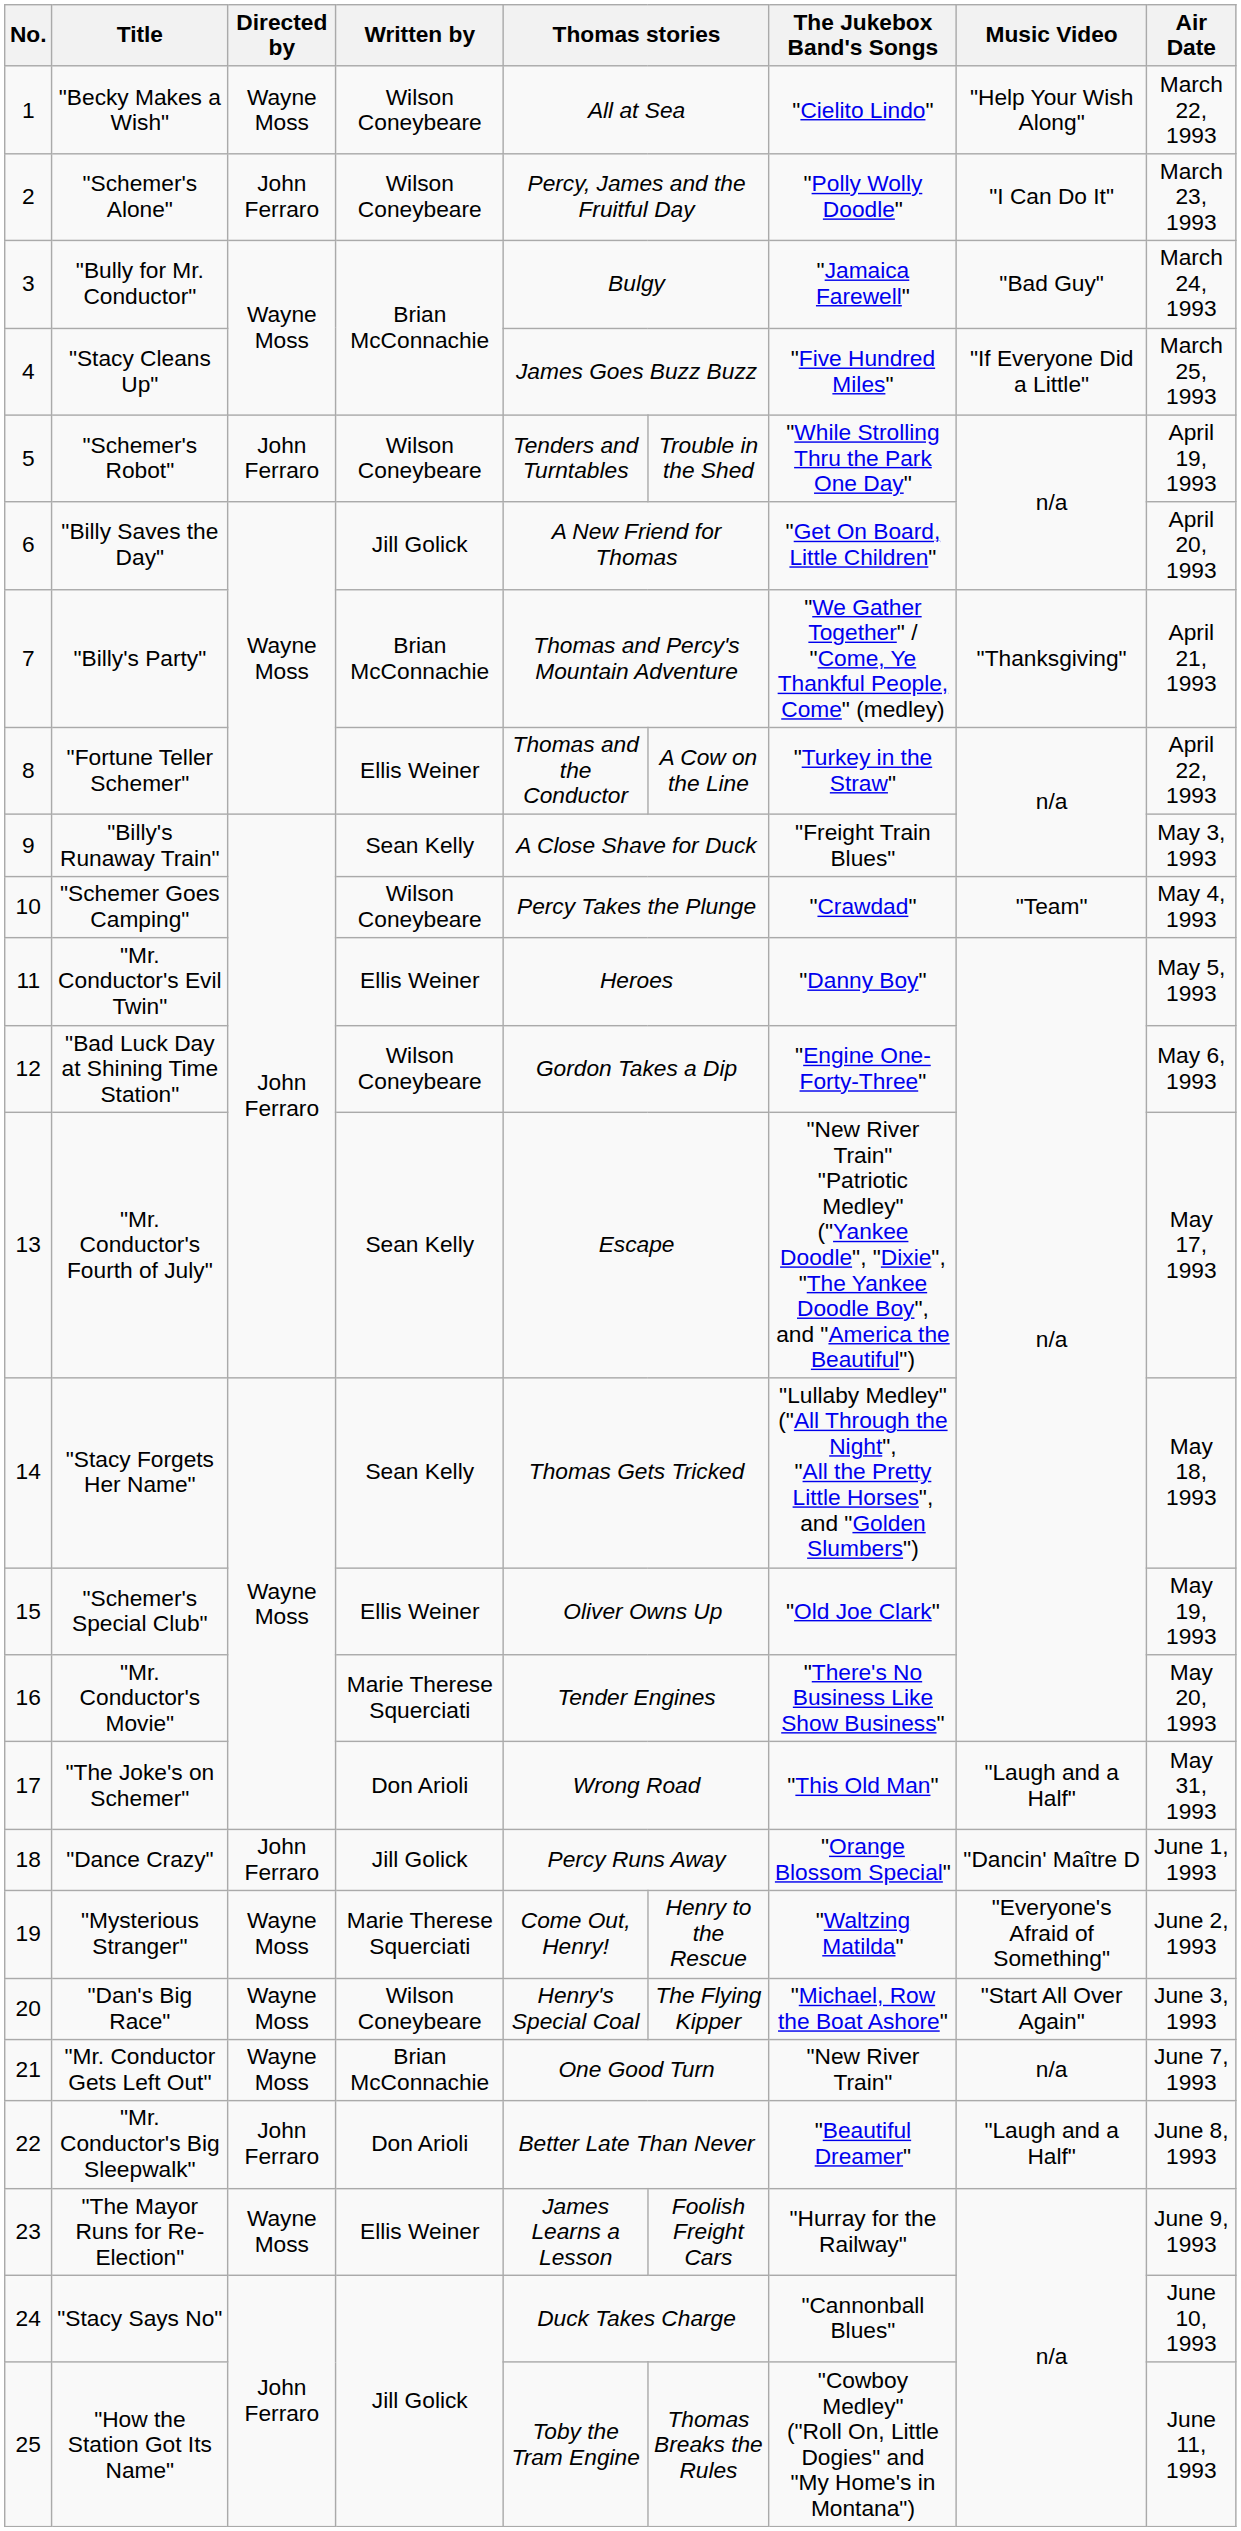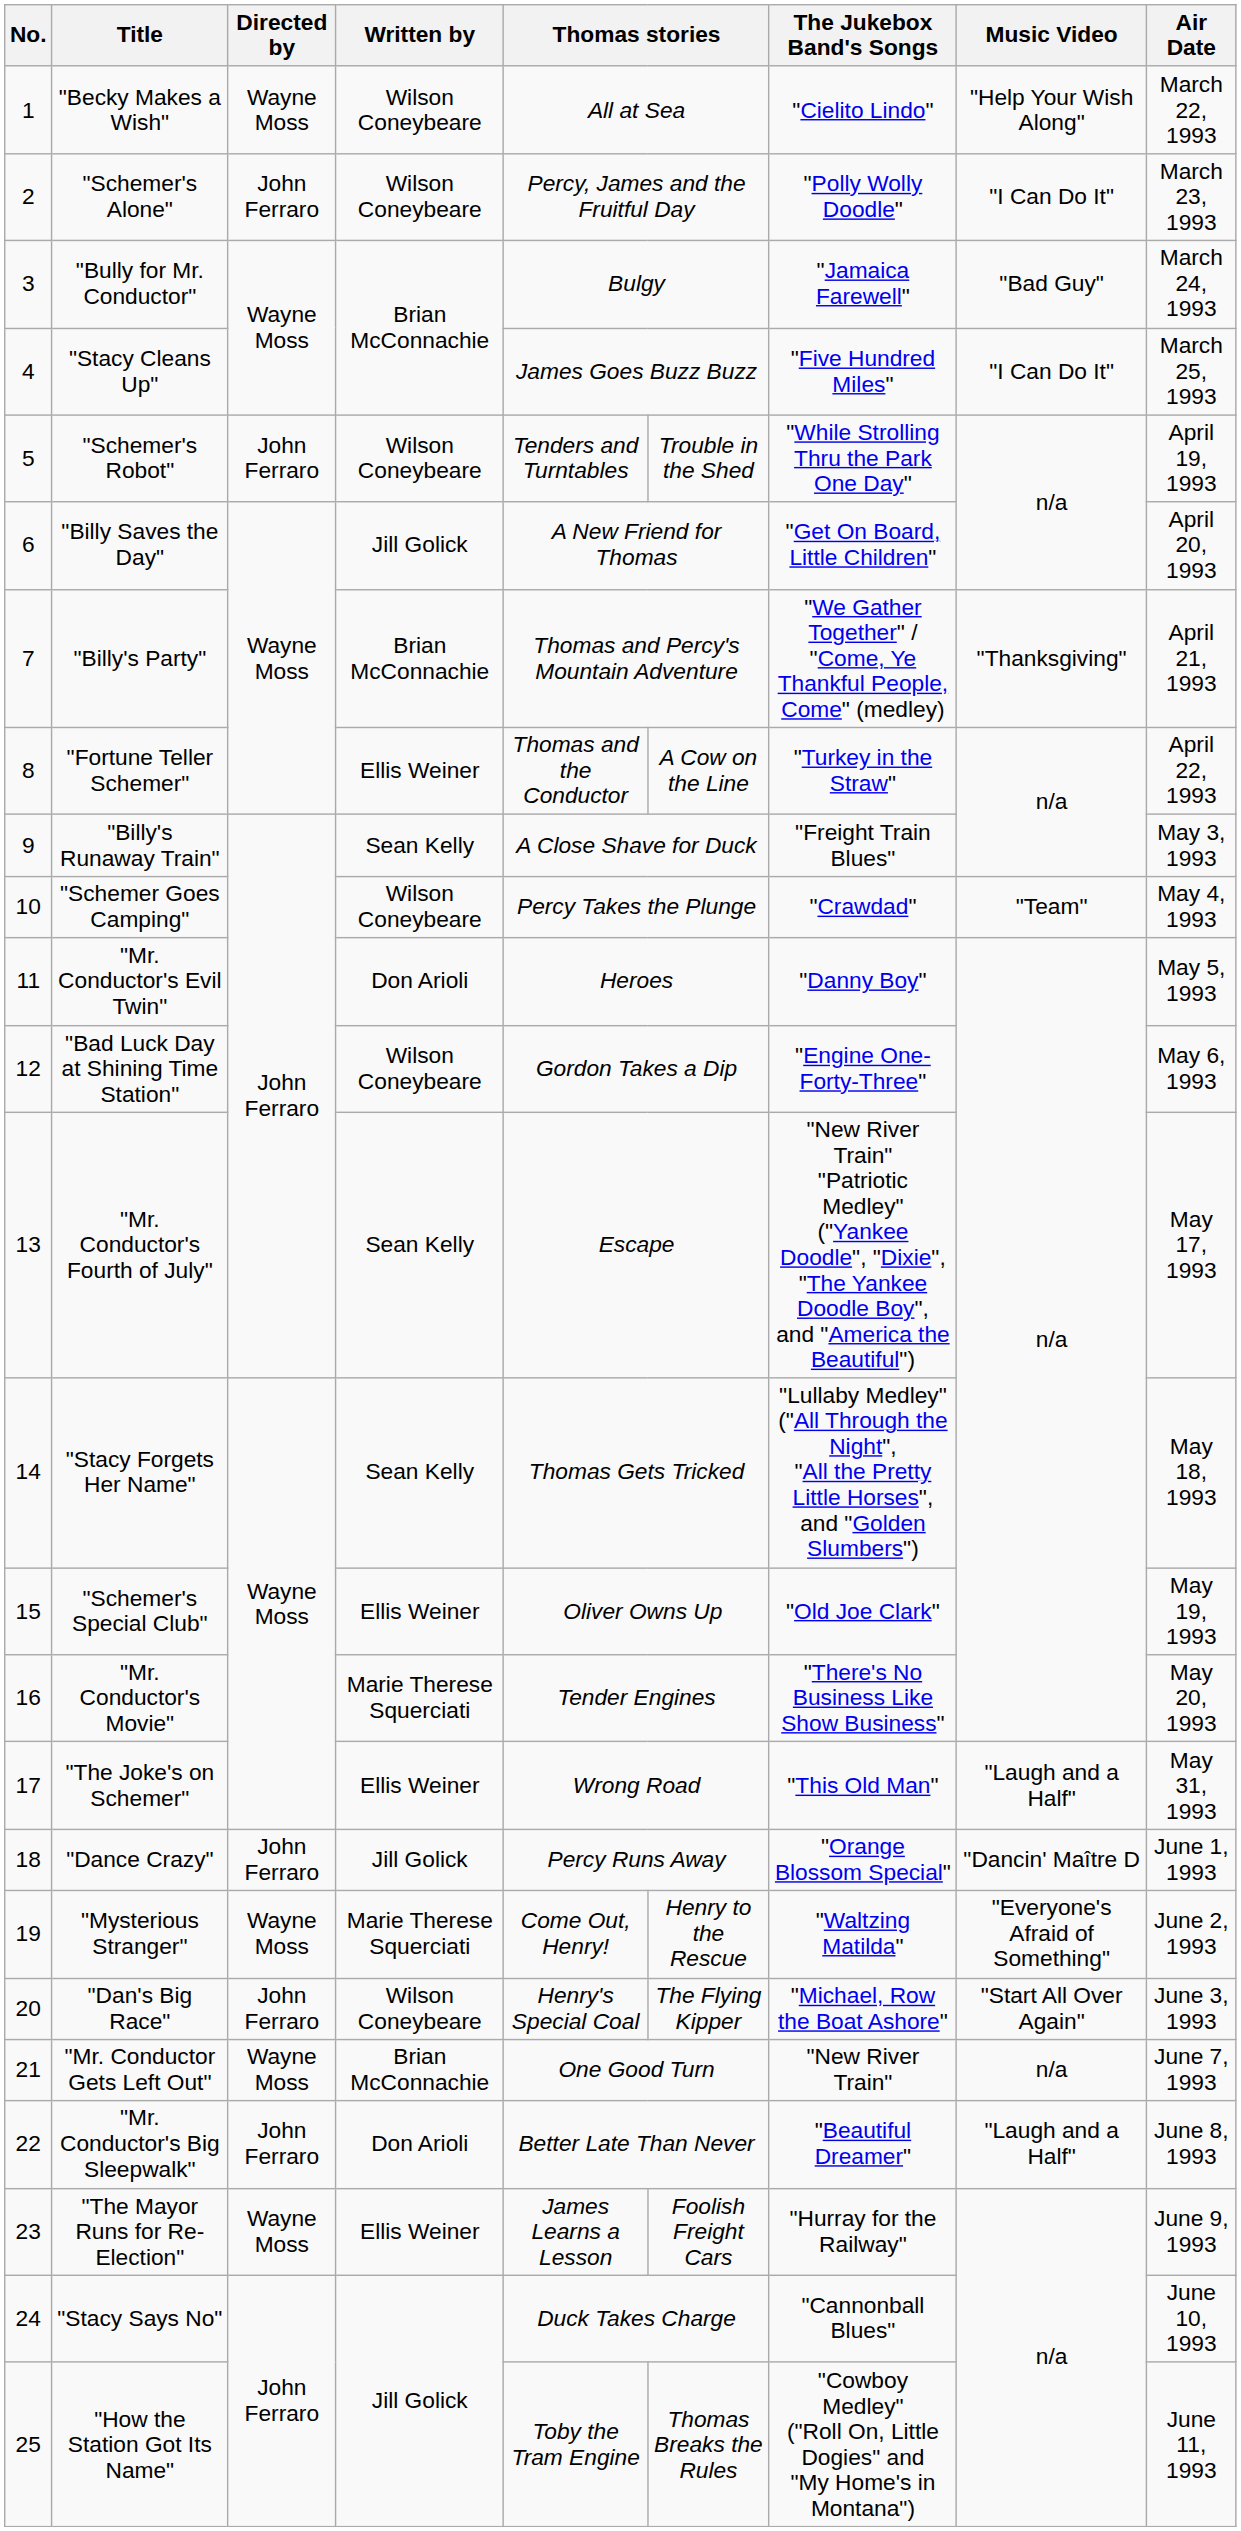(1052, 371) "If Everyone Did a Little" -> (1052, 371) "I Can Do It"
(420, 981) Ellis Weiner -> (420, 981) Don Arioli
(420, 1785) Don Arioli -> (420, 1785) Ellis Weiner
(282, 2008) Wayne Moss -> (282, 2008) John Ferraro
